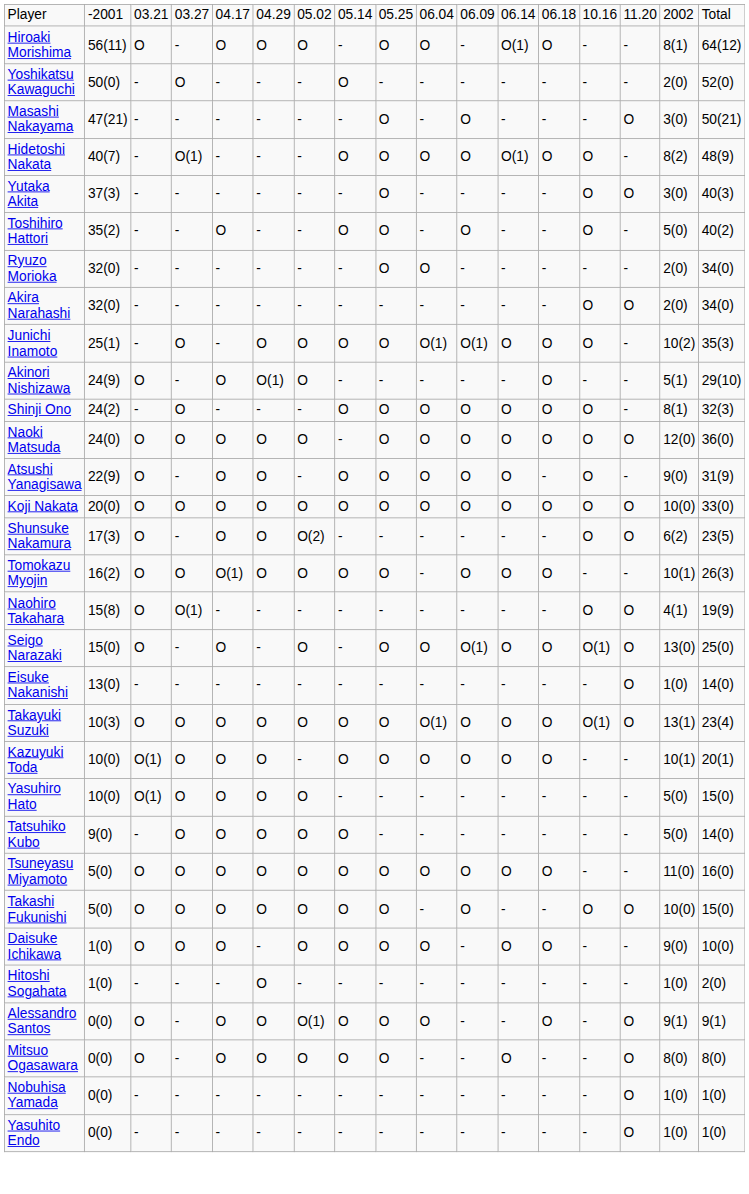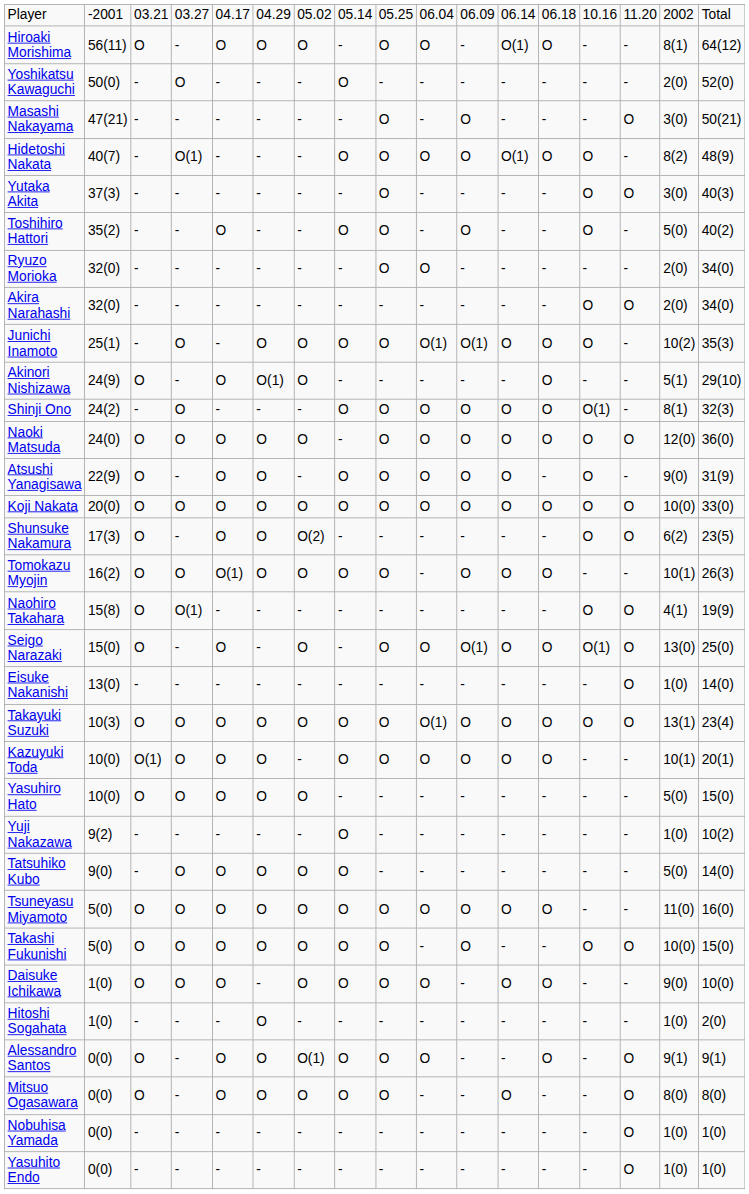(588, 410) O -> (596, 410) O(1)
(596, 722) O(1) -> (588, 722) O
(148, 797) O(1) -> (139, 797) O
+ row: (40, 834)
